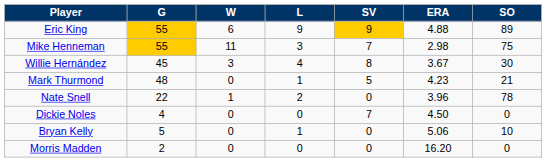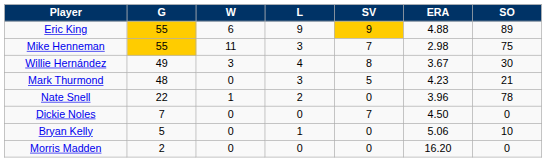(162, 64) 45 -> (162, 64) 49
(300, 81) 1 -> (300, 81) 3
(162, 115) 4 -> (162, 115) 7
